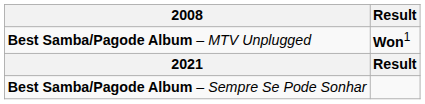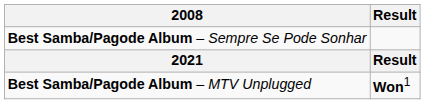rows swapped: (159, 40) <-> (187, 87)
